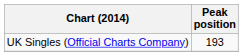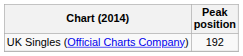(215, 42) 193 -> (215, 42) 192
